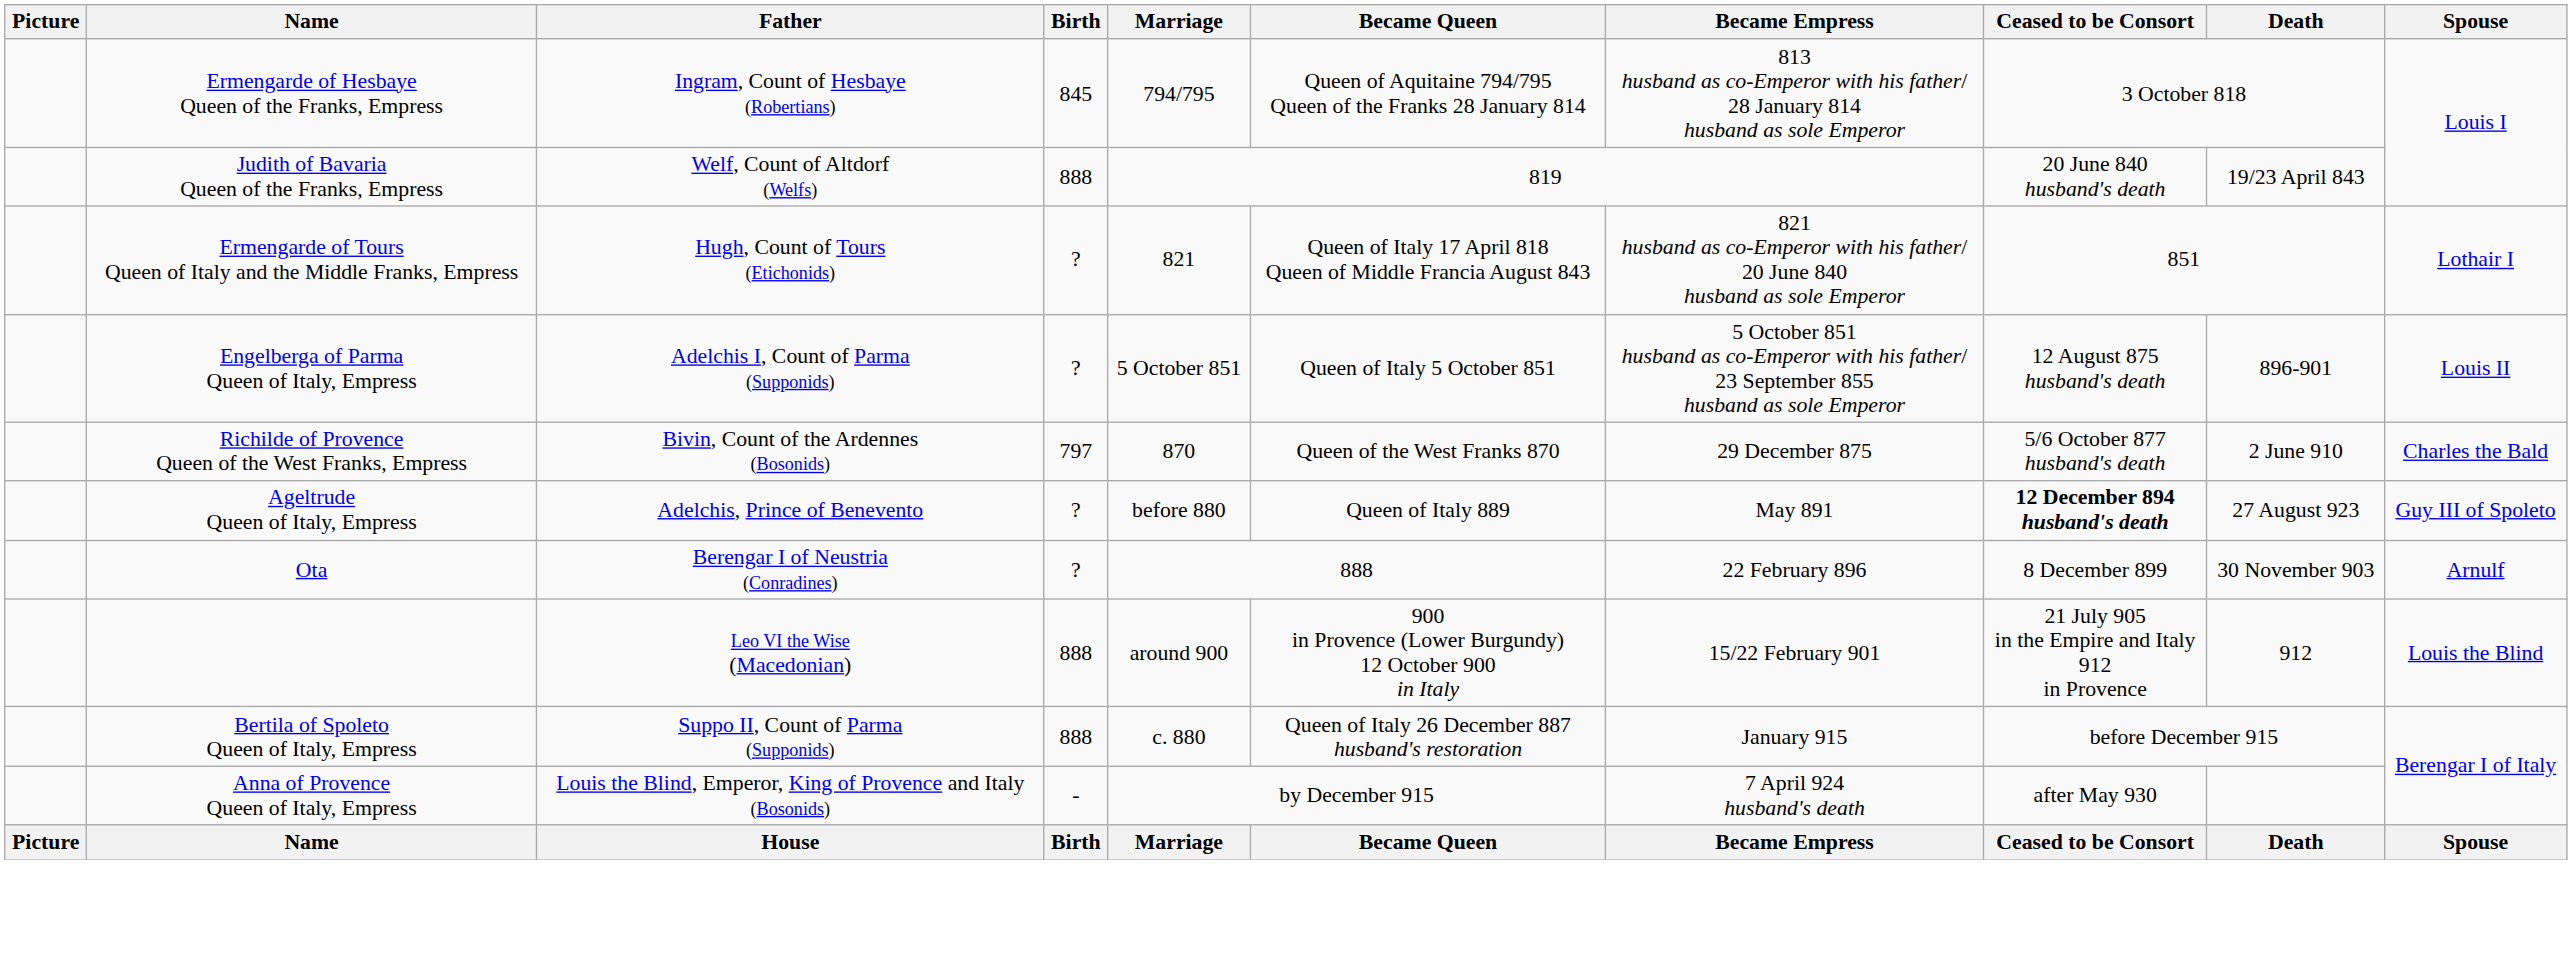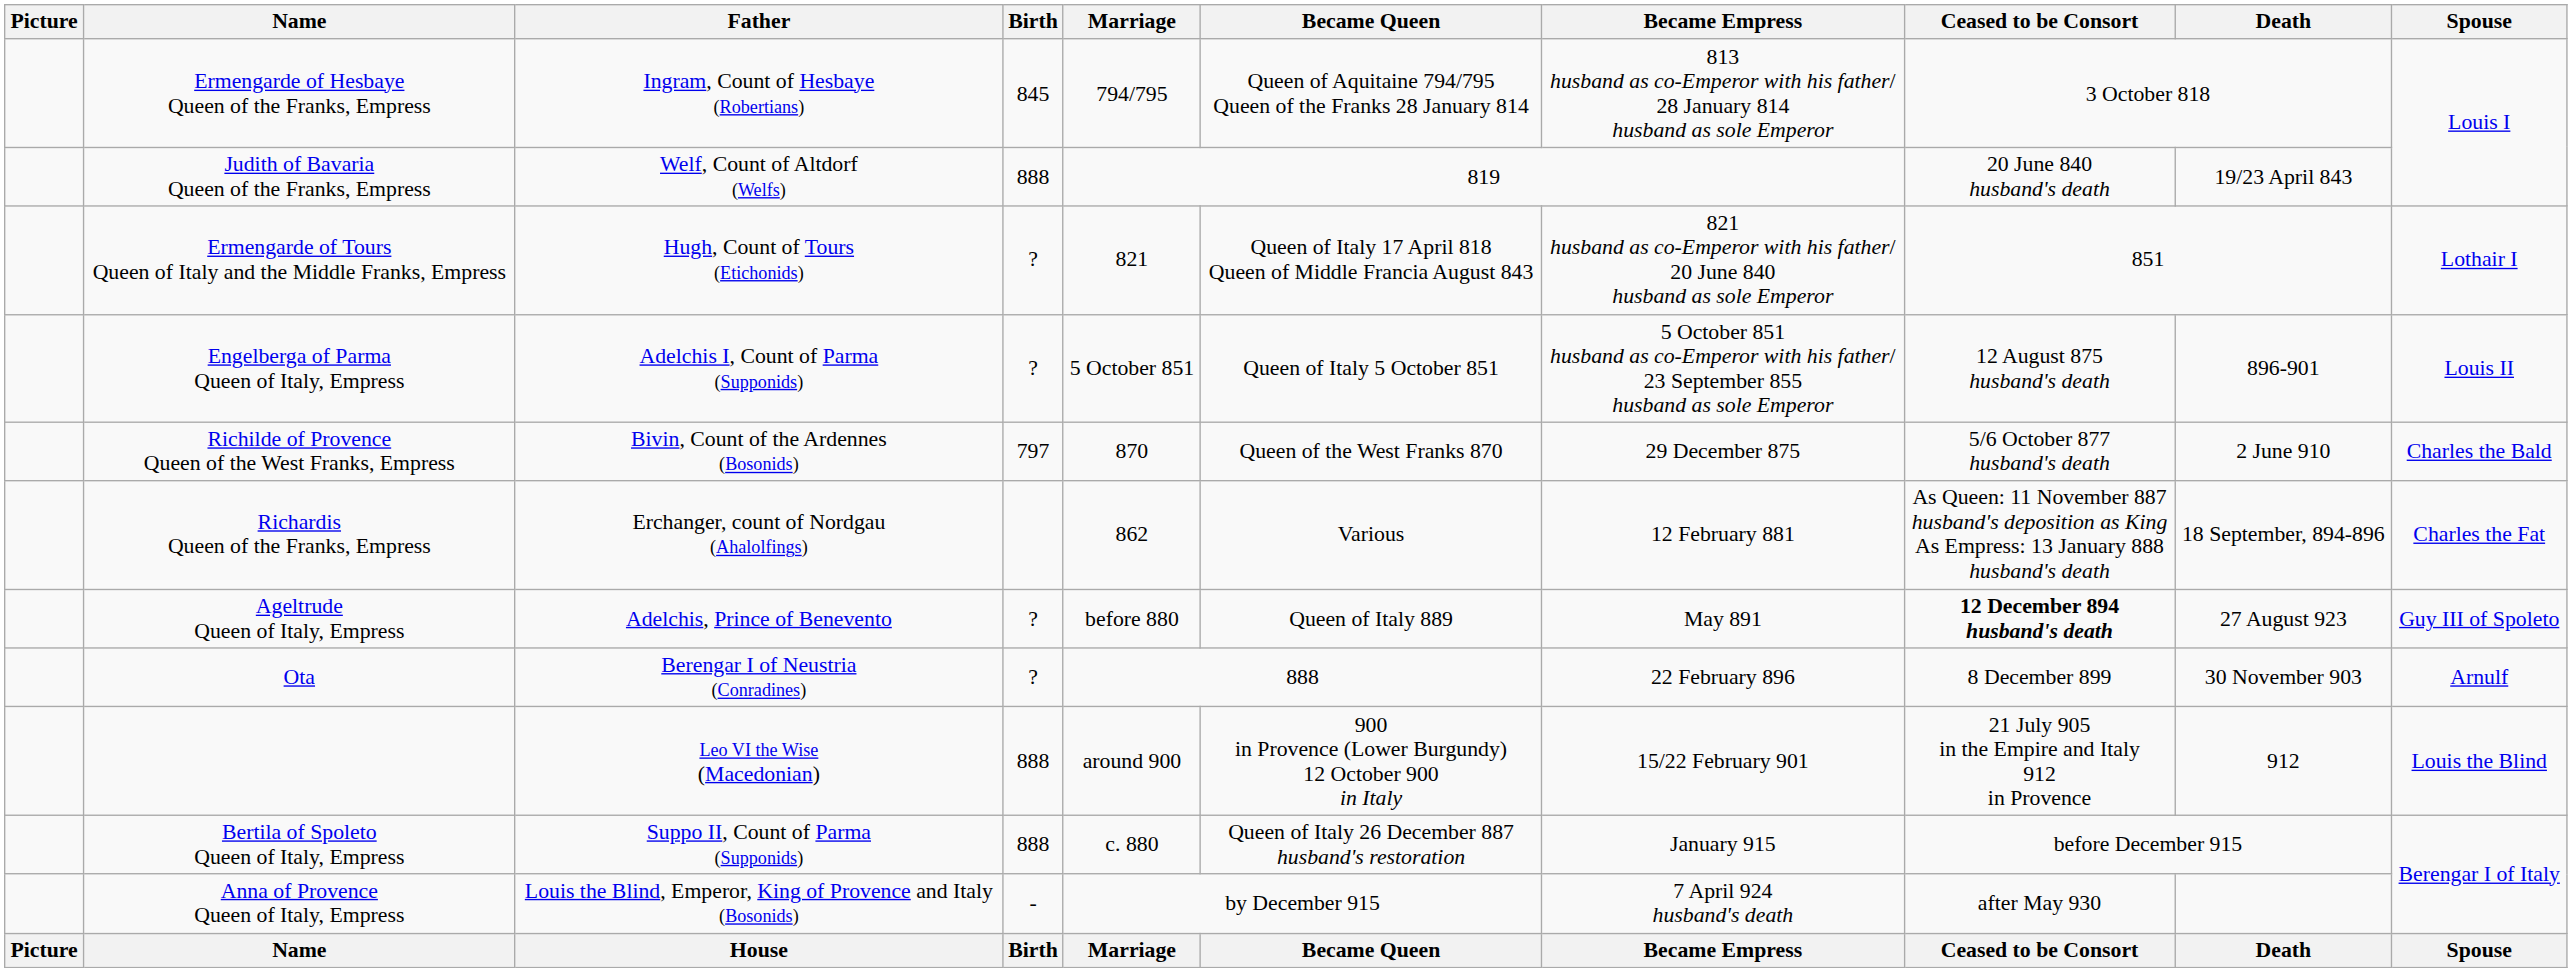+ row: (299, 534)
